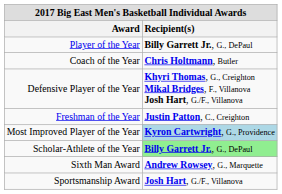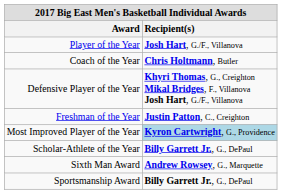(198, 45) Billy Garrett Jr., G., DePaul -> (194, 45) Josh Hart, G./F., Villanova
(198, 149) lightgreen background -> (198, 149) no background
(194, 181) Josh Hart, G./F., Villanova -> (198, 181) Billy Garrett Jr., G., DePaul
